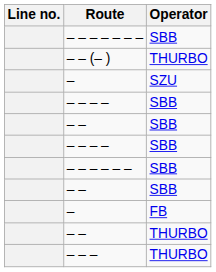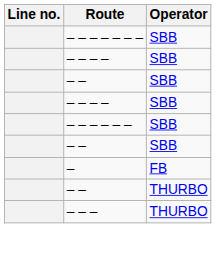- row: (88, 59)
- row: (71, 80)
